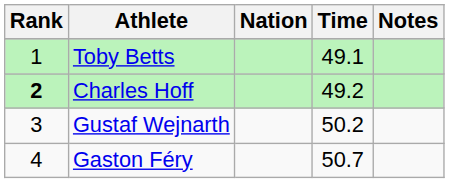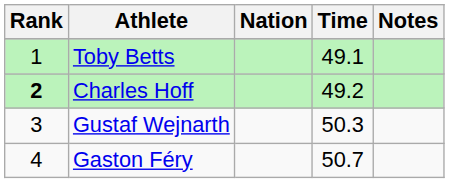(343, 125) 50.2 -> (343, 125) 50.3
